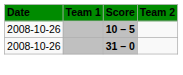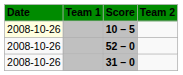(34, 29) no background -> (34, 29) lightyellow background
+ row: (120, 46)
